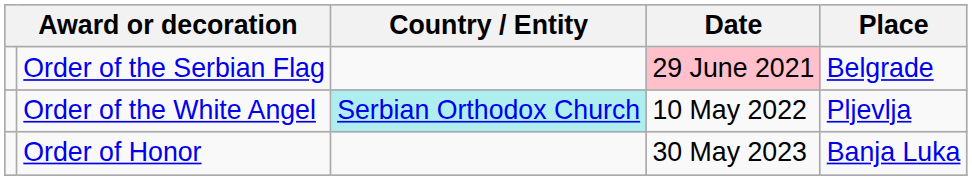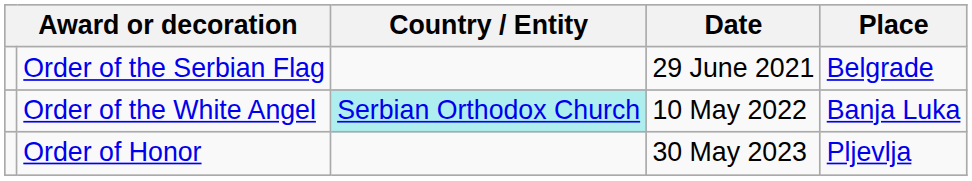(733, 68) pink background -> (733, 68) no background
(869, 110) Pljevlja -> (894, 110) Banja Luka
(894, 152) Banja Luka -> (869, 152) Pljevlja
